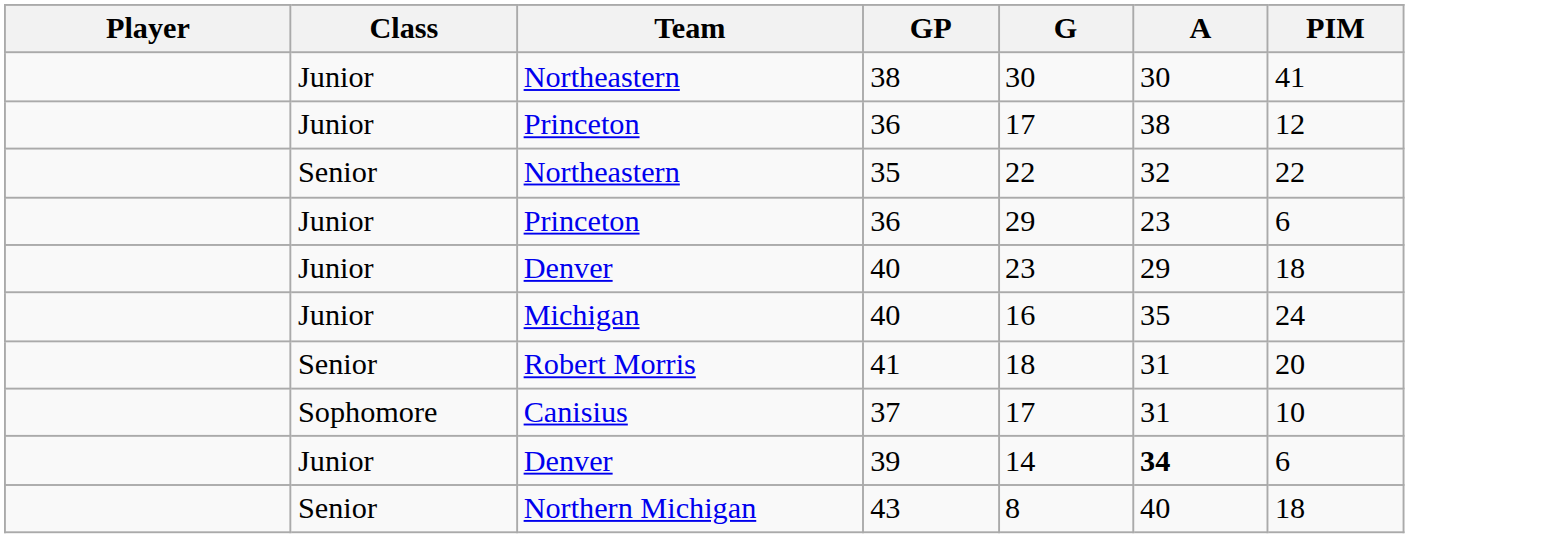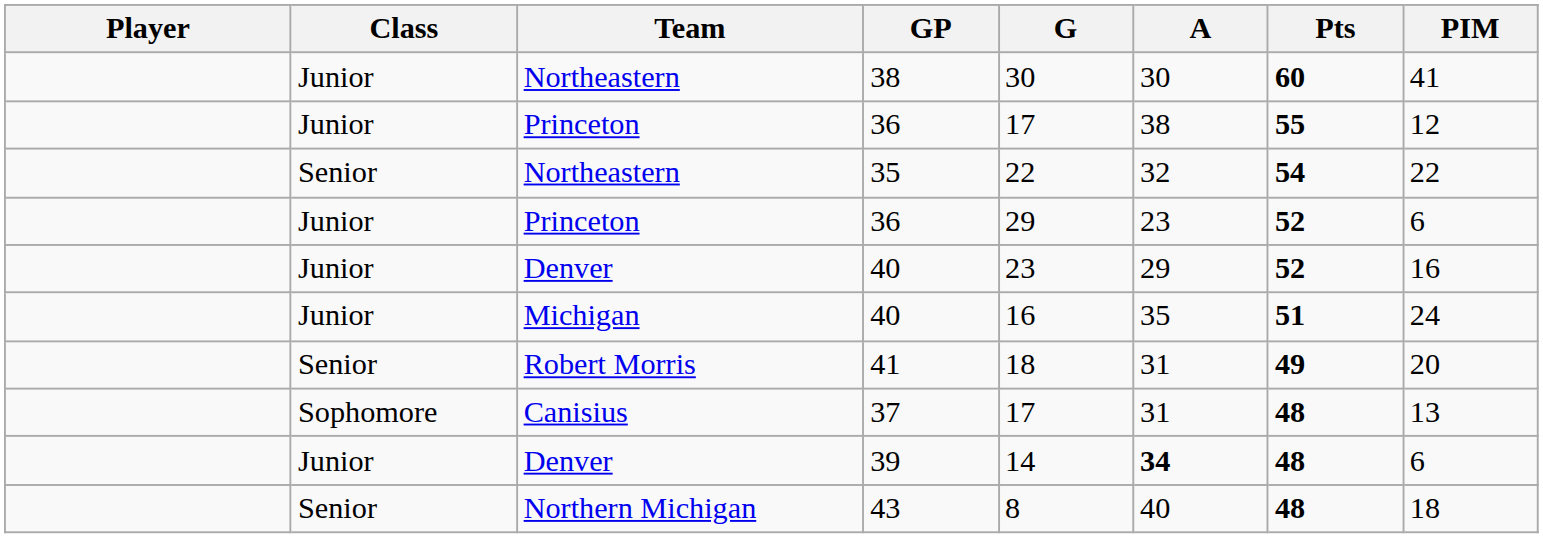+ column: (1335, 28)
(1290, 268) 18 -> (1425, 268) 16
(1290, 412) 10 -> (1425, 412) 13
